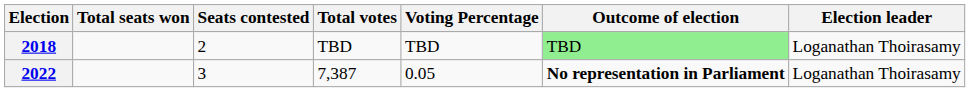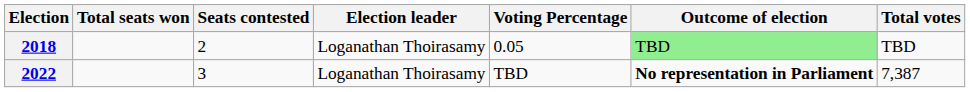columns swapped: (357, 18) <-> (877, 18)
(422, 45) TBD -> (509, 45) 0.05
(420, 73) 0.05 -> (511, 73) TBD
